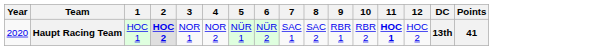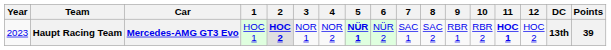+ column: (183, 12)
(17, 32) 2020 -> (17, 32) 2023
(241, 32) normal -> (358, 32) bold
(472, 32) 41 -> (588, 32) 39
